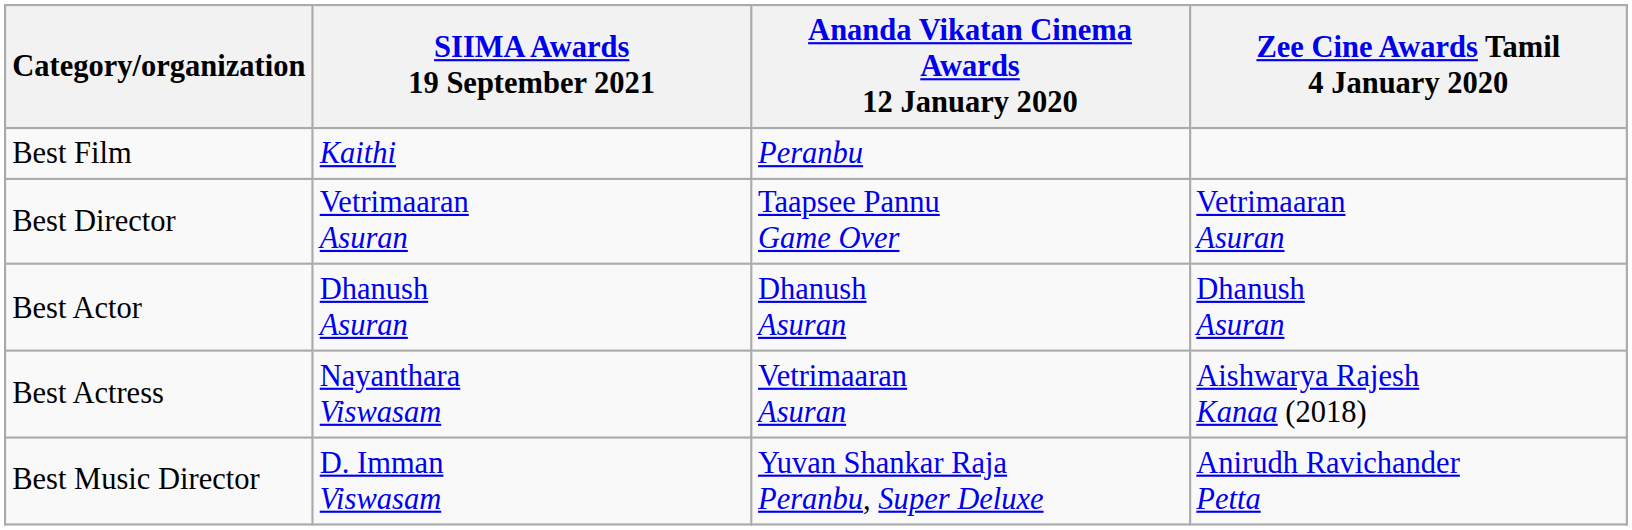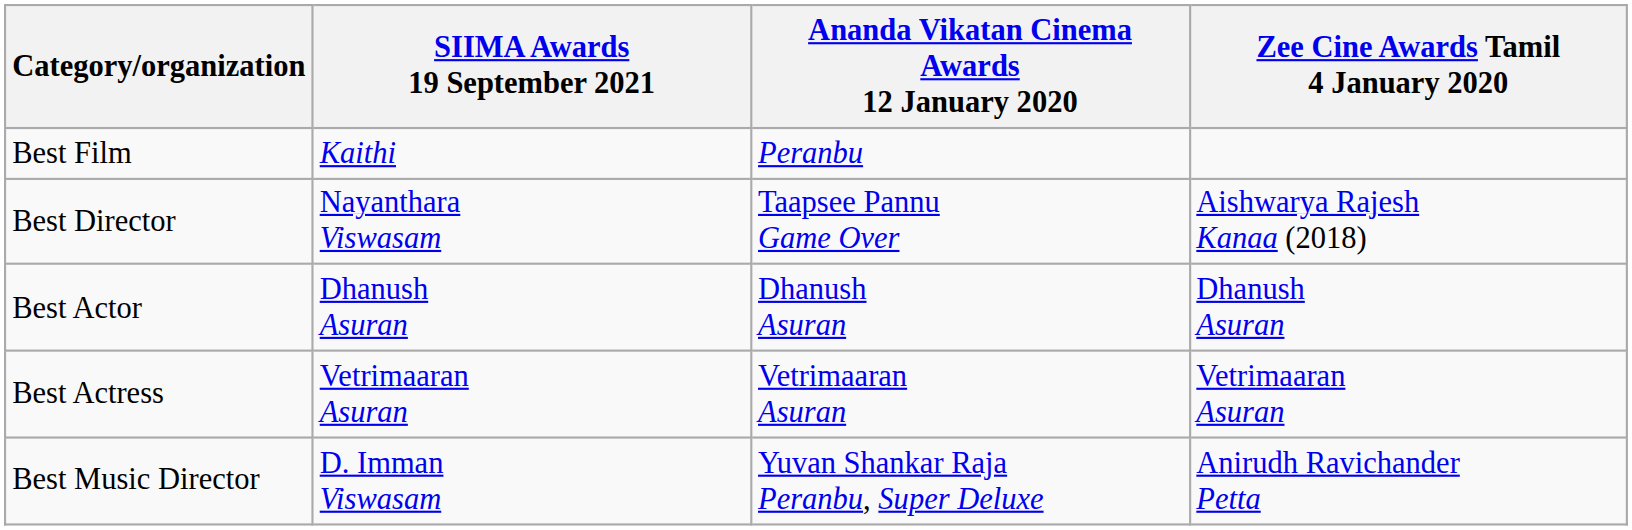(394, 220) Vetrimaaran Asuran -> (390, 220) Nayanthara Viswasam
(1271, 220) Vetrimaaran Asuran -> (1308, 220) Aishwarya Rajesh Kanaa (2018)
(390, 393) Nayanthara Viswasam -> (394, 393) Vetrimaaran Asuran
(1308, 393) Aishwarya Rajesh Kanaa (2018) -> (1271, 393) Vetrimaaran Asuran
